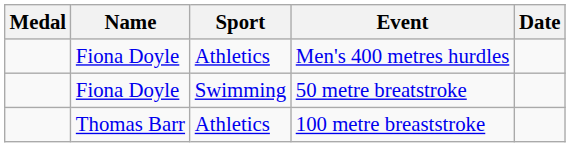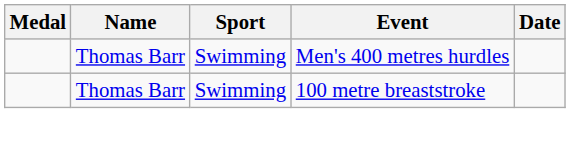(128, 56) Fiona Doyle -> (130, 56) Thomas Barr
(232, 56) Athletics -> (240, 56) Swimming
- row: (381, 90)
(232, 124) Athletics -> (240, 90) Swimming
